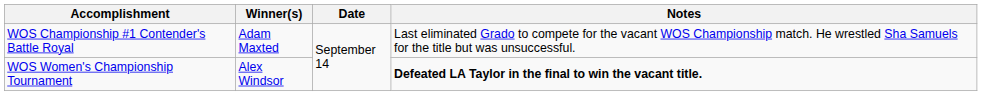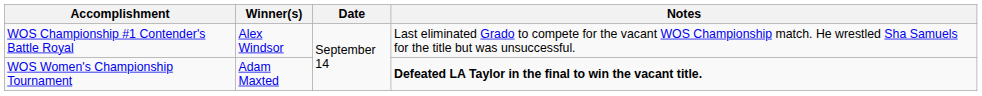(259, 40) Adam Maxted -> (261, 40) Alex Windsor
(261, 74) Alex Windsor -> (259, 74) Adam Maxted
